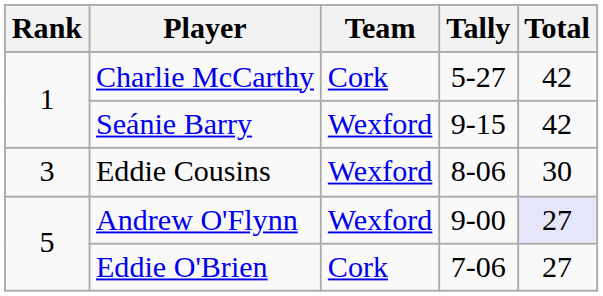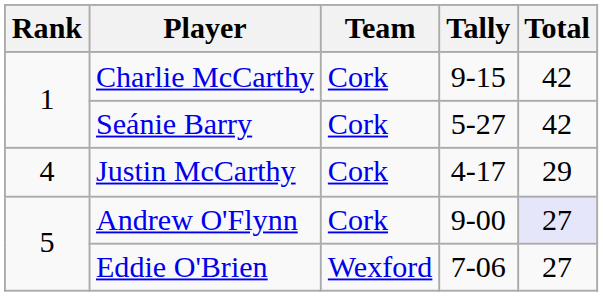(478, 76) 5-27 -> (478, 76) 9-15
(380, 123) Wexford -> (358, 123) Cork
(478, 123) 9-15 -> (478, 123) 5-27
- row: (183, 171)
+ row: (196, 171)
(380, 219) Wexford -> (358, 219) Cork
(358, 266) Cork -> (380, 266) Wexford
